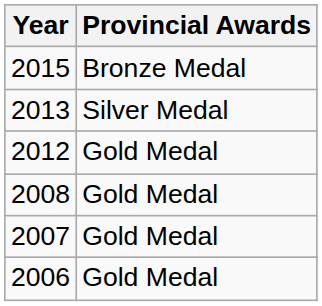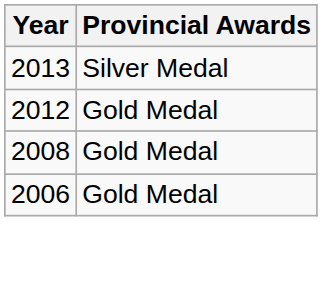- row: (40, 67)
- row: (40, 236)
